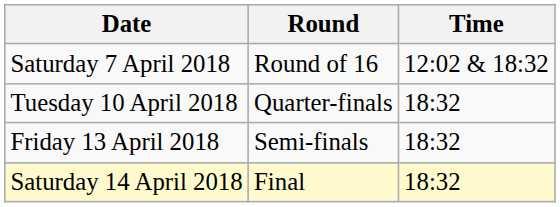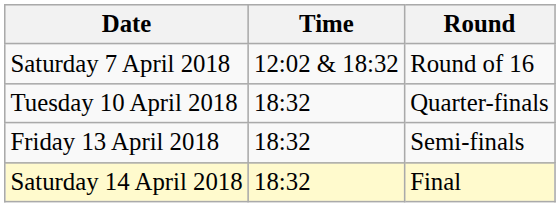columns swapped: (476, 24) <-> (323, 24)
